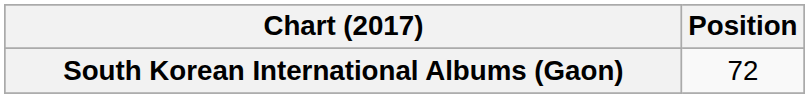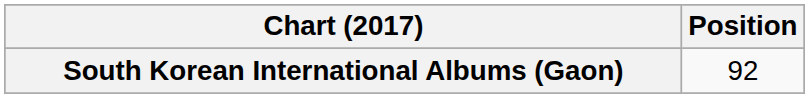(743, 70) 72 -> (743, 70) 92
